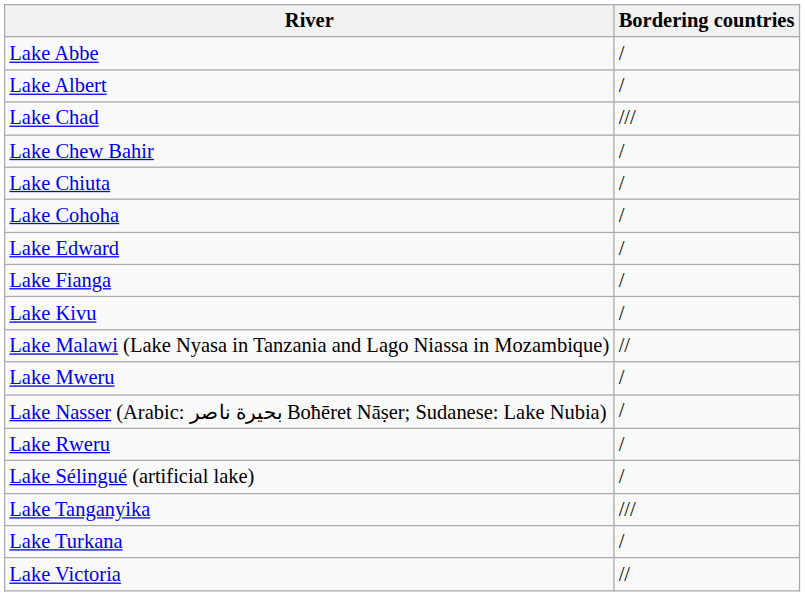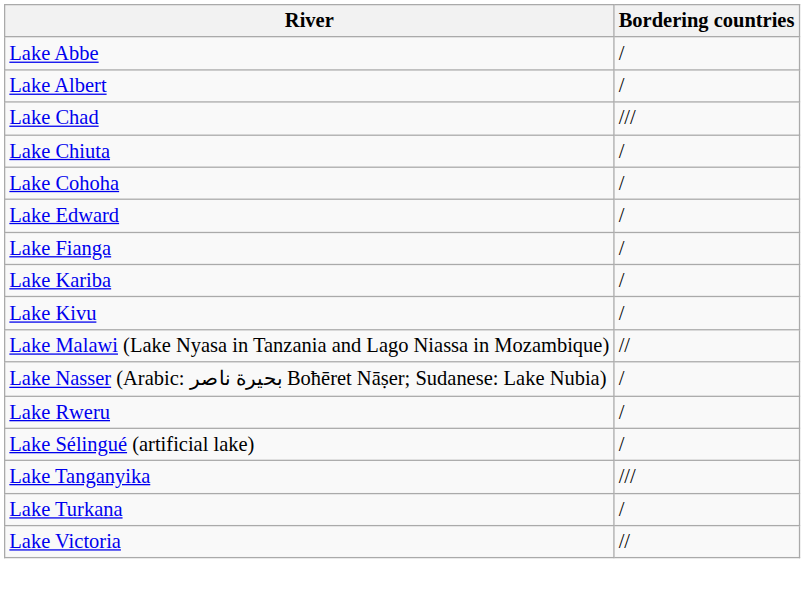- row: (82, 150)
+ row: (60, 280)
- row: (62, 378)
